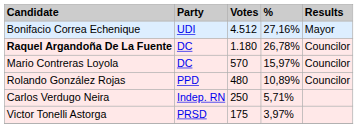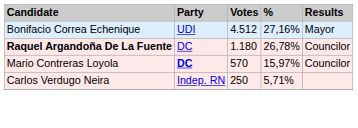(185, 64) normal -> (185, 64) bold
- row: (66, 81)
- row: (57, 115)
